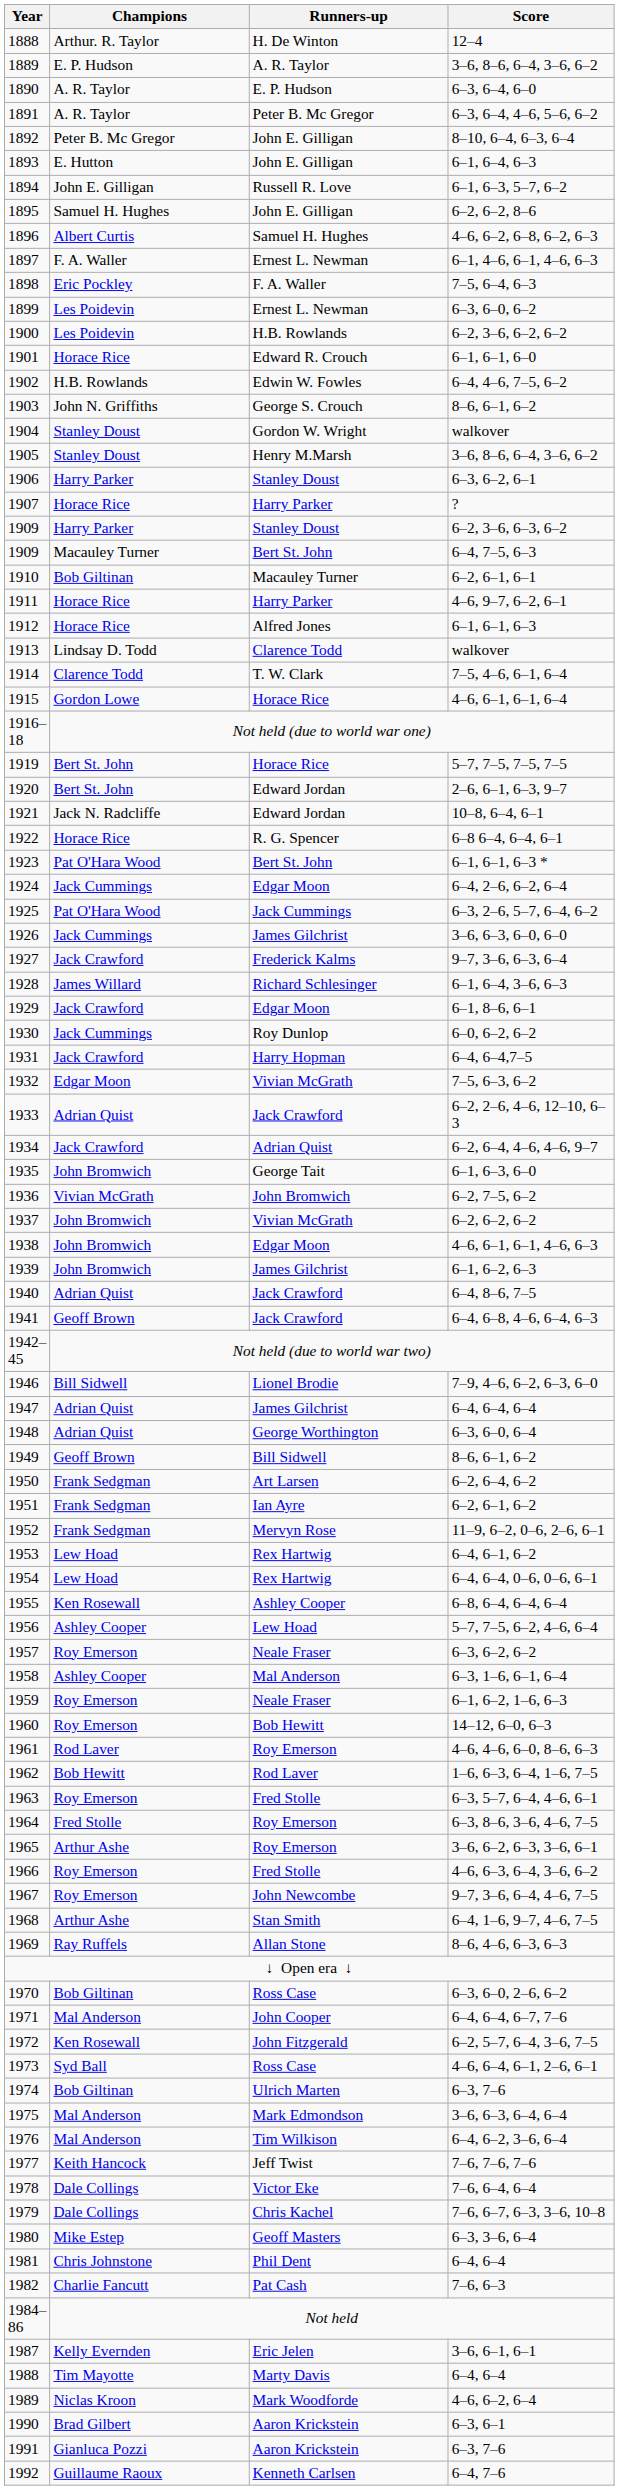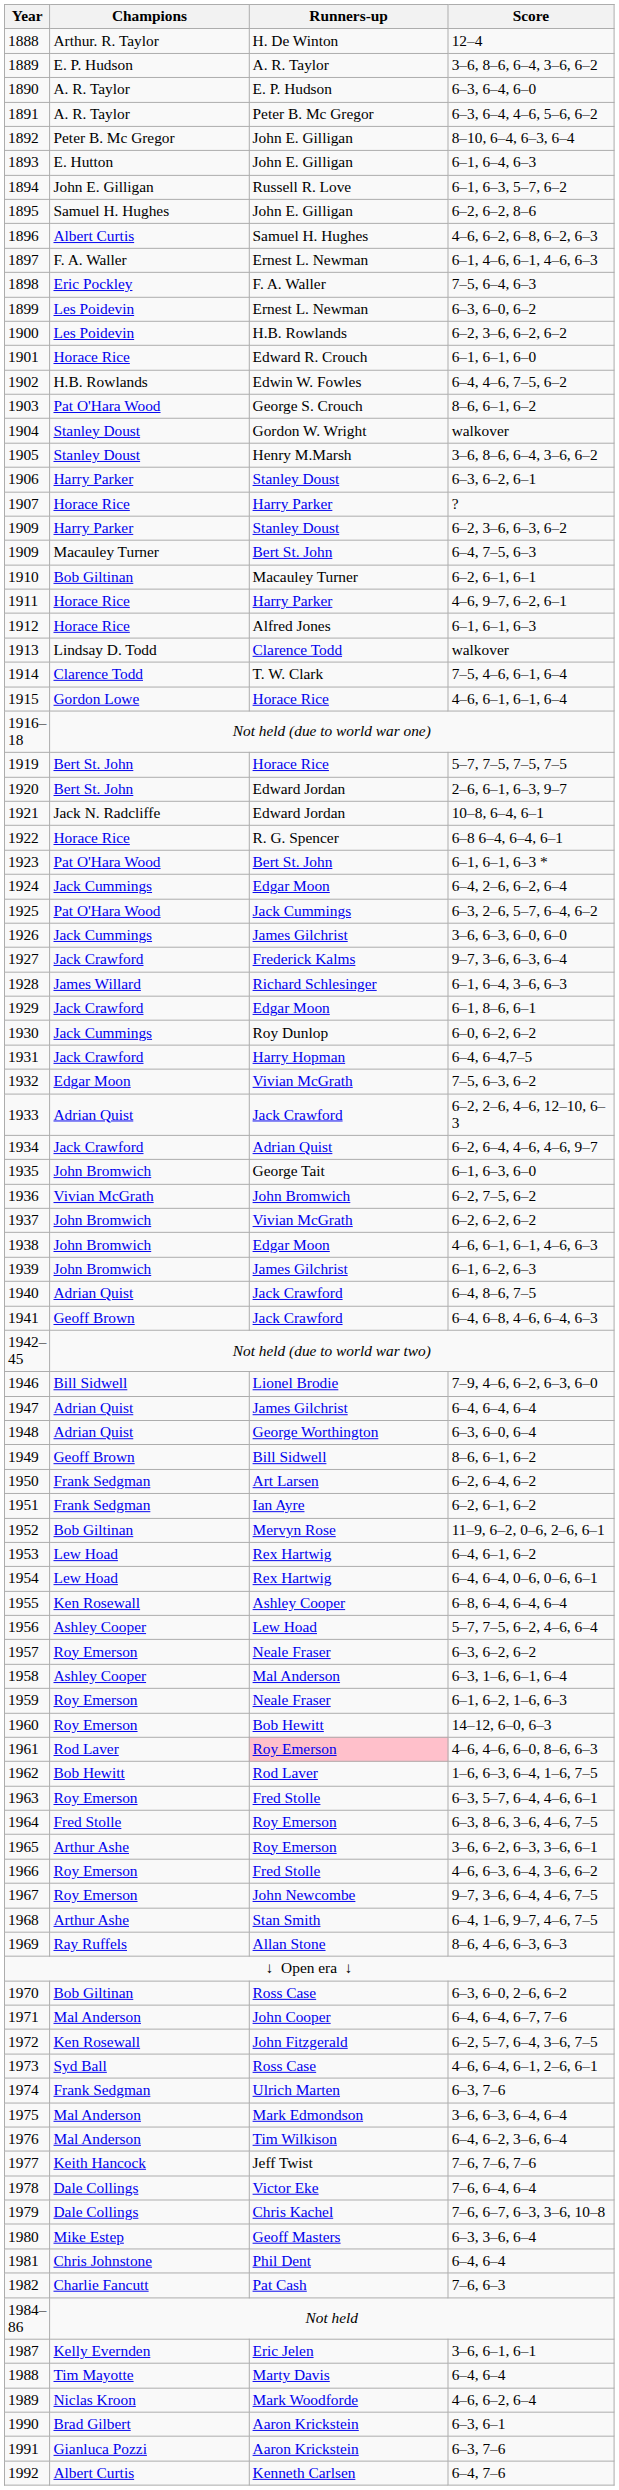(106, 406) John N. Griffiths -> (107, 406) Pat O'Hara Wood
(102, 1530) Frank Sedgman -> (93, 1530) Bob Giltinan
(295, 1749) no background -> (295, 1749) pink background
(93, 2090) Bob Giltinan -> (102, 2090) Frank Sedgman
(108, 2473) Guillaume Raoux -> (94, 2473) Albert Curtis
